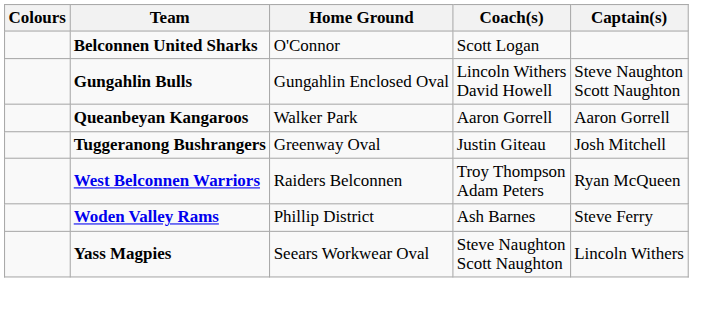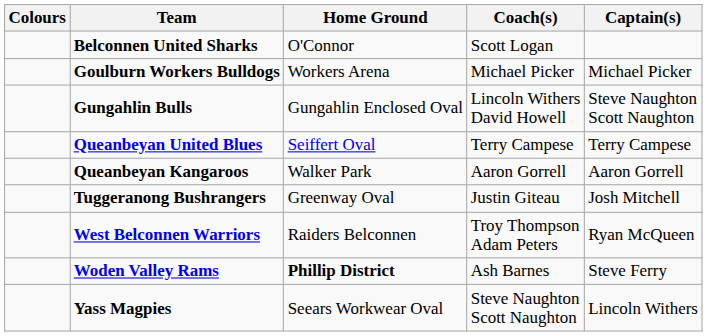+ row: (177, 71)
+ row: (168, 144)
(324, 217) normal -> (341, 271) bold
